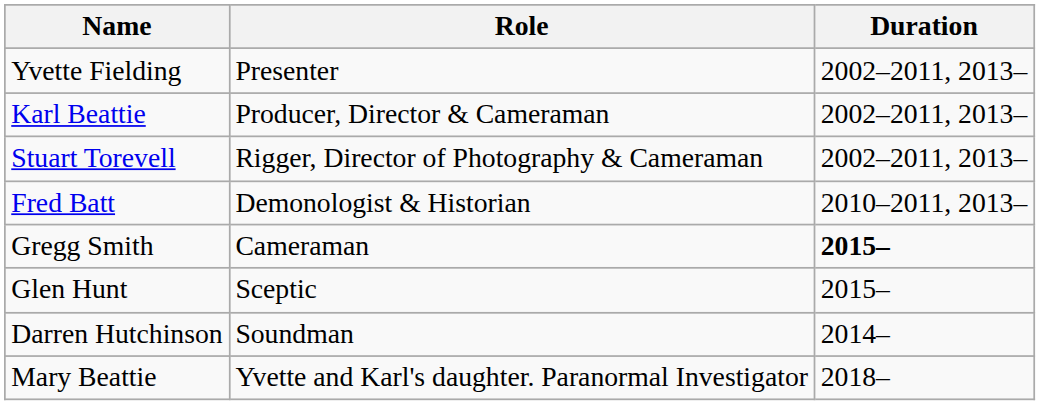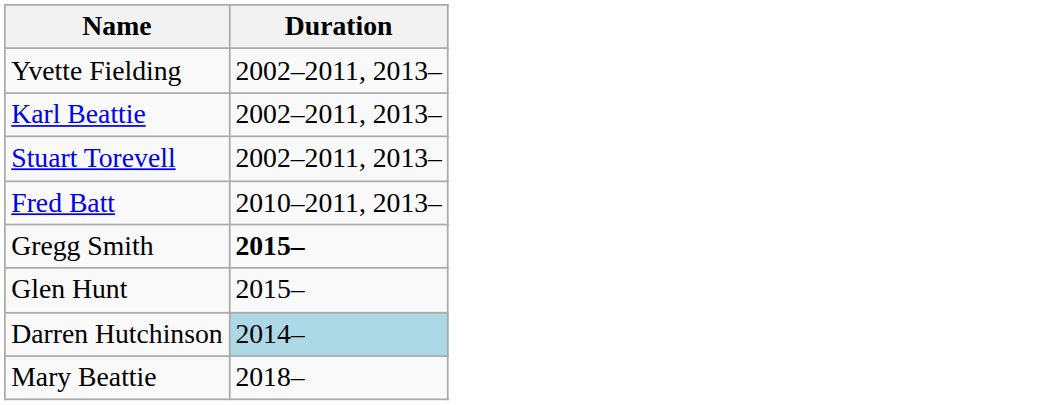- column: (522, 26)
(855, 333) no background -> (270, 333) lightblue background
